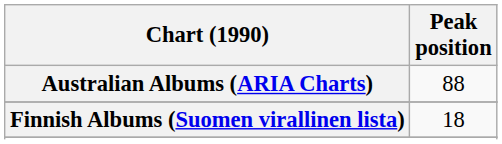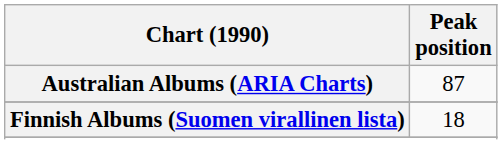(453, 83) 88 -> (453, 83) 87
